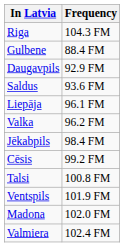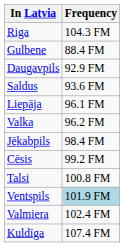(88, 196) no background -> (88, 196) lightblue background
- row: (26, 214)
+ row: (26, 232)
